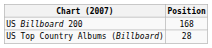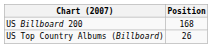(187, 37) 28 -> (187, 37) 26
